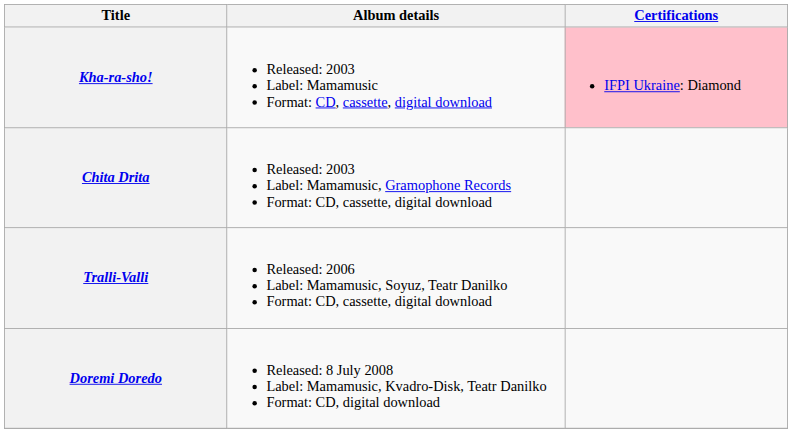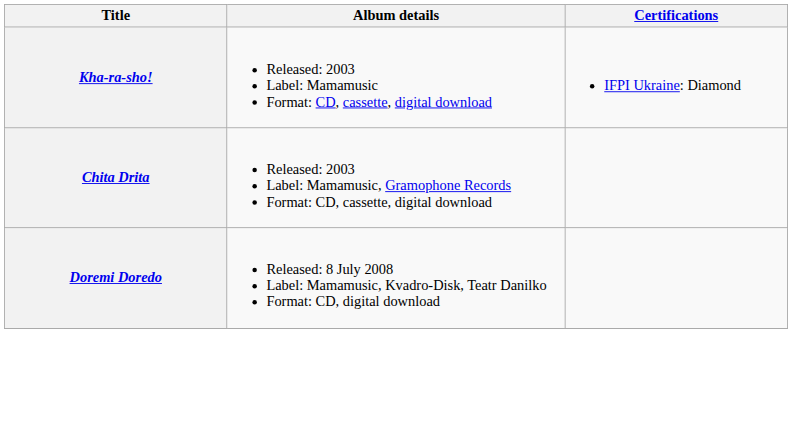(676, 86) pink background -> (676, 86) no background
- row: (116, 277)
